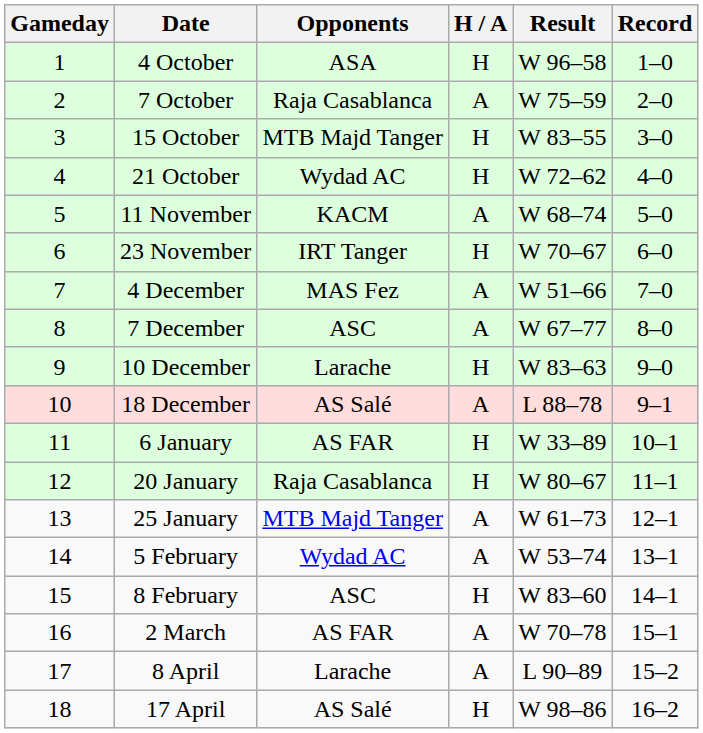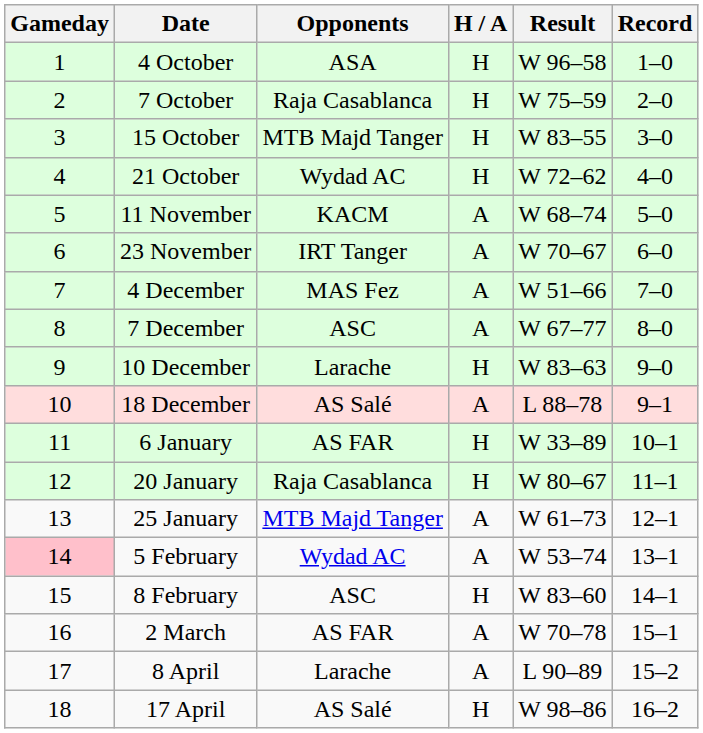(481, 99) A -> (481, 99) H
(481, 251) H -> (481, 251) A
(60, 556) no background -> (60, 556) pink background
